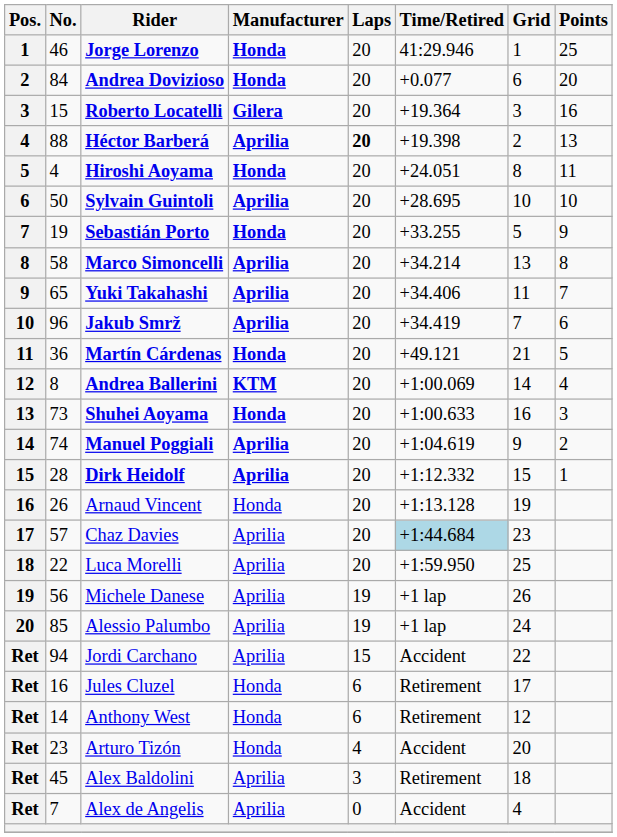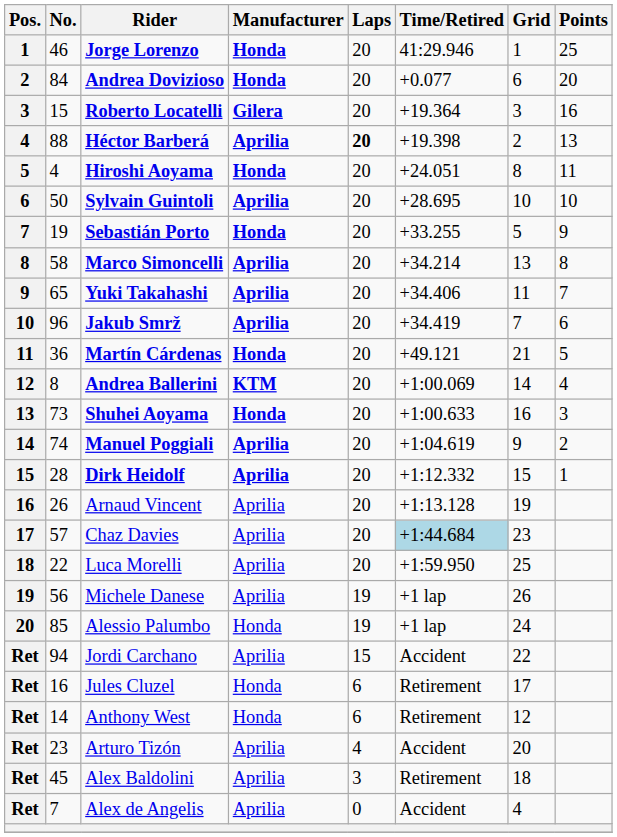(257, 505) Honda -> (259, 505) Aprilia
(259, 626) Aprilia -> (257, 626) Honda
(257, 747) Honda -> (259, 747) Aprilia
